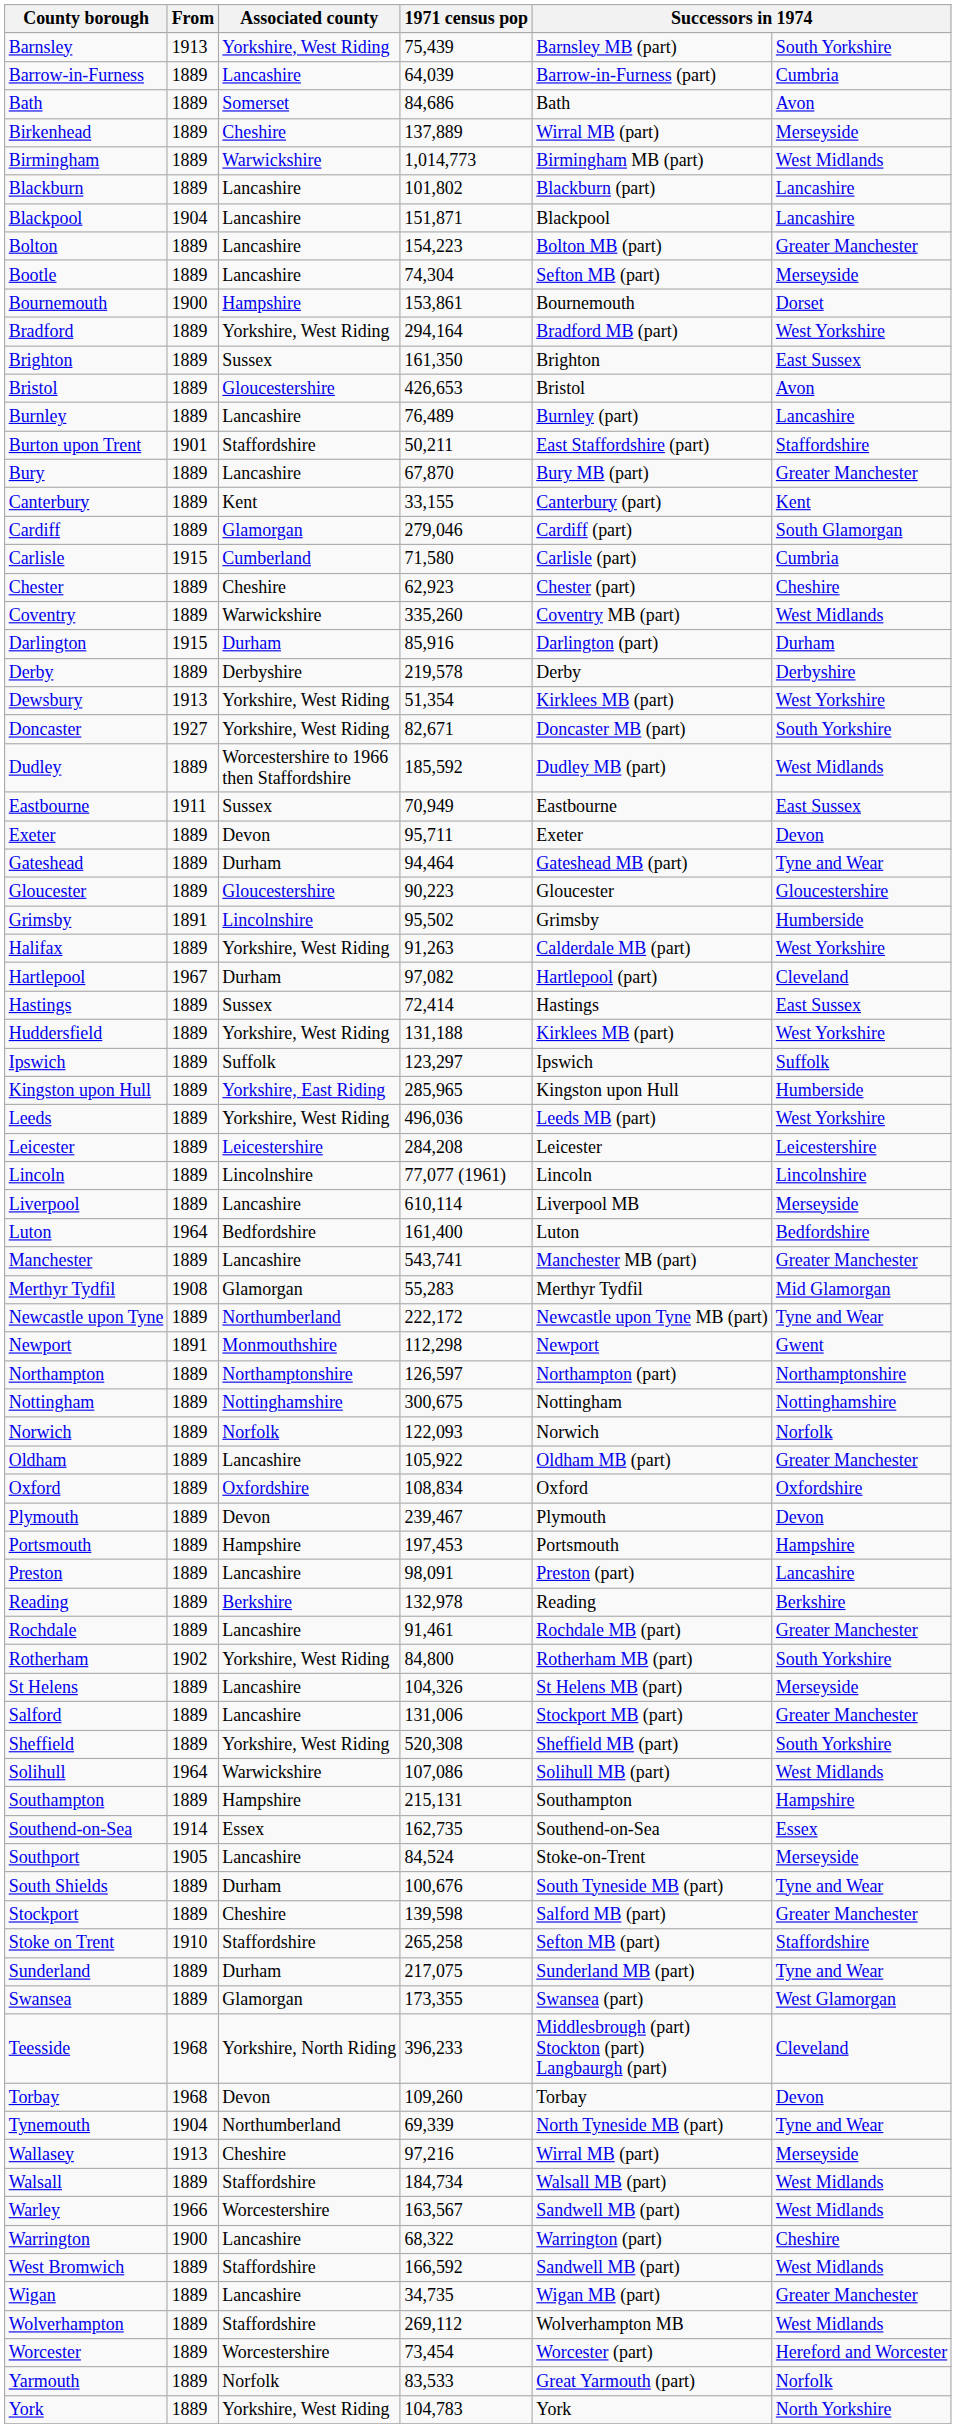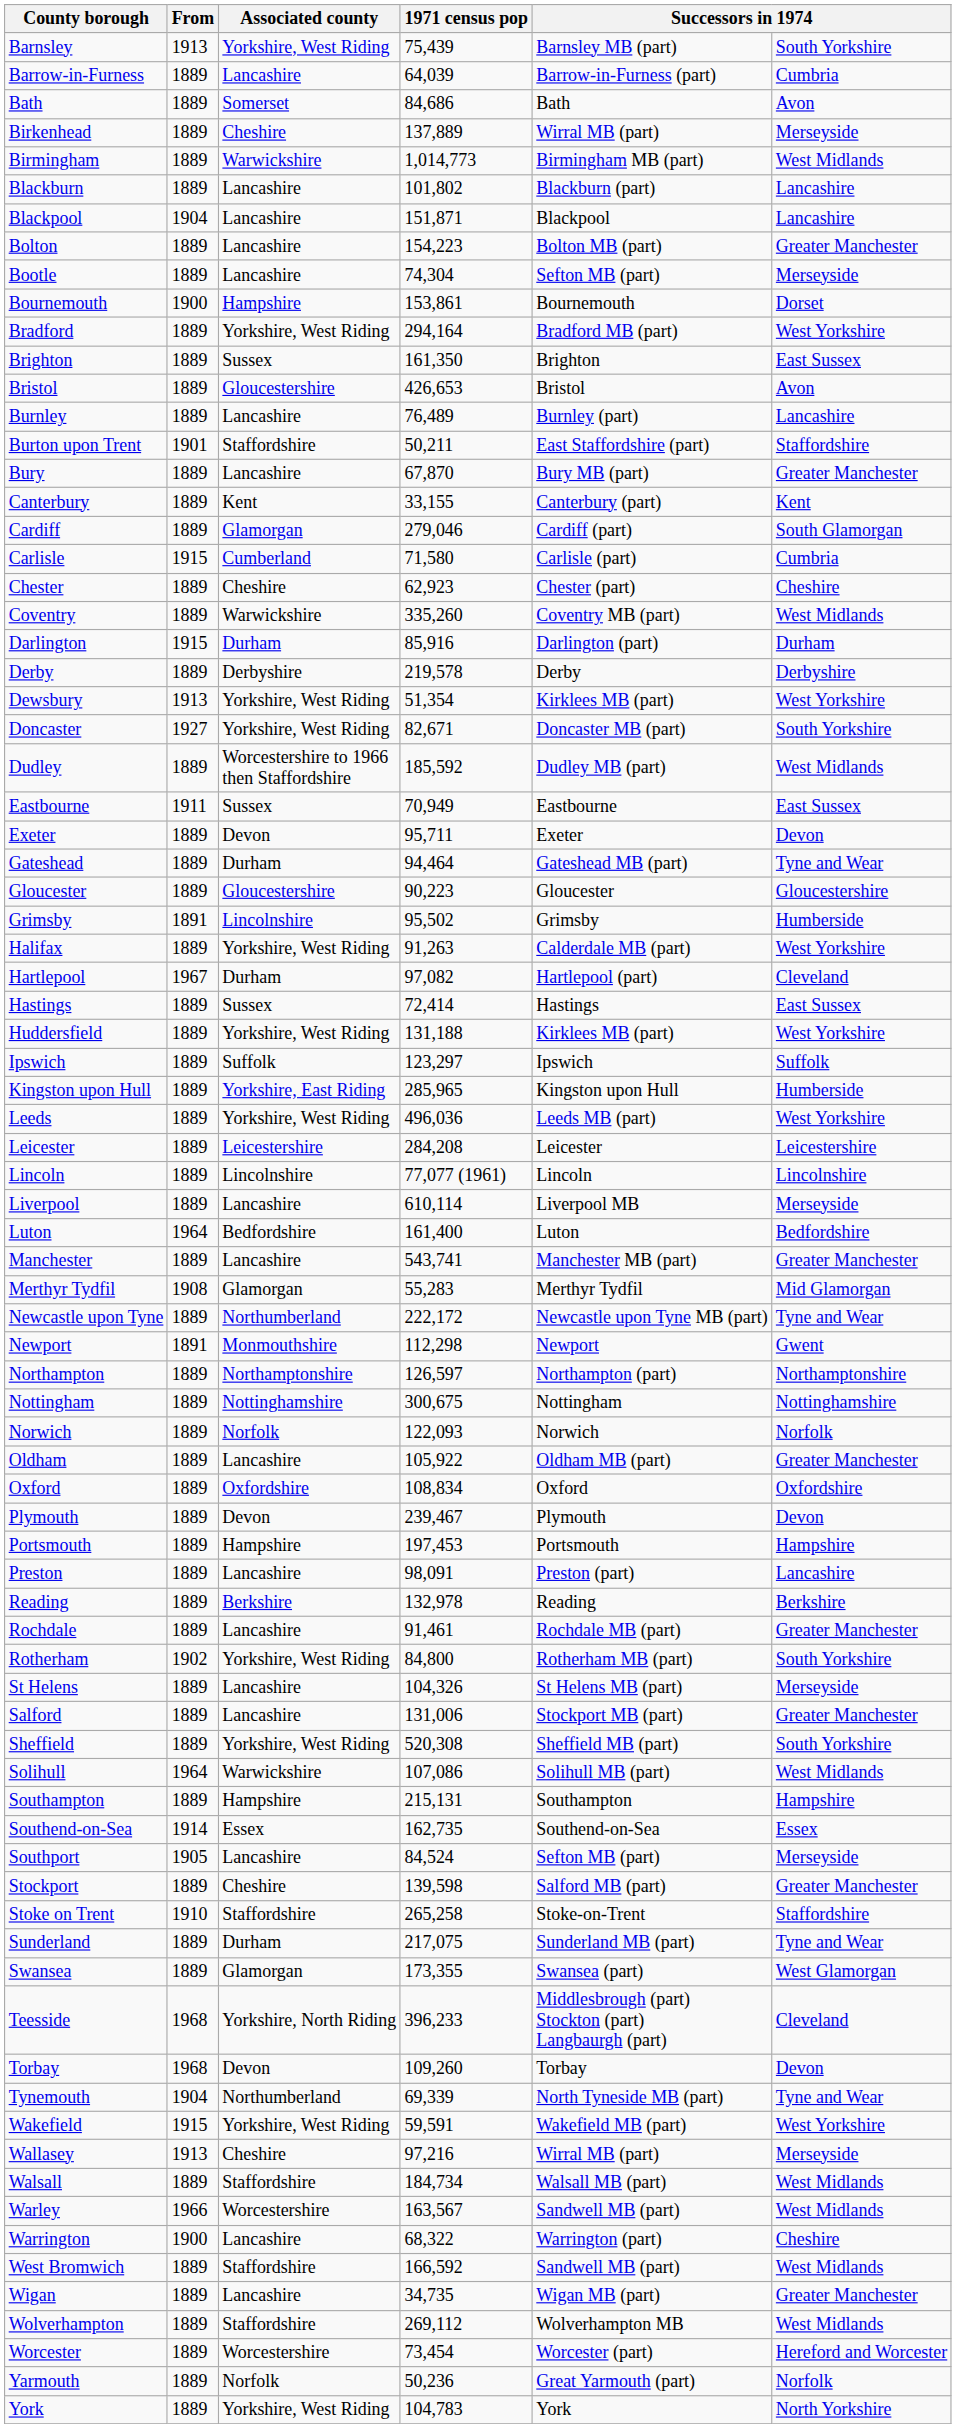(591, 1857) Stoke-on-Trent -> (598, 1857) Sefton MB (part)
- row: (58, 1886)
(598, 1943) Sefton MB (part) -> (591, 1914) Stoke-on-Trent
+ row: (45, 2125)
(429, 2381) 83,533 -> (429, 2381) 50,236
